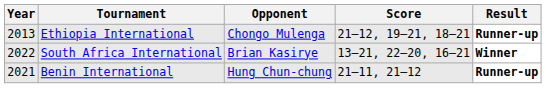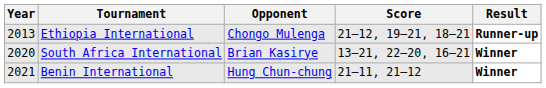(21, 53) 2022 -> (21, 53) 2020
(507, 72) Runner-up -> (496, 72) Winner
